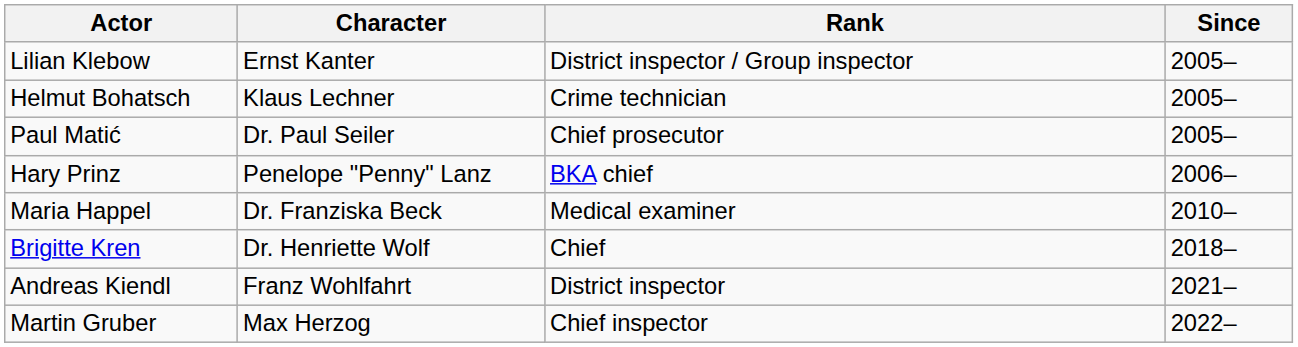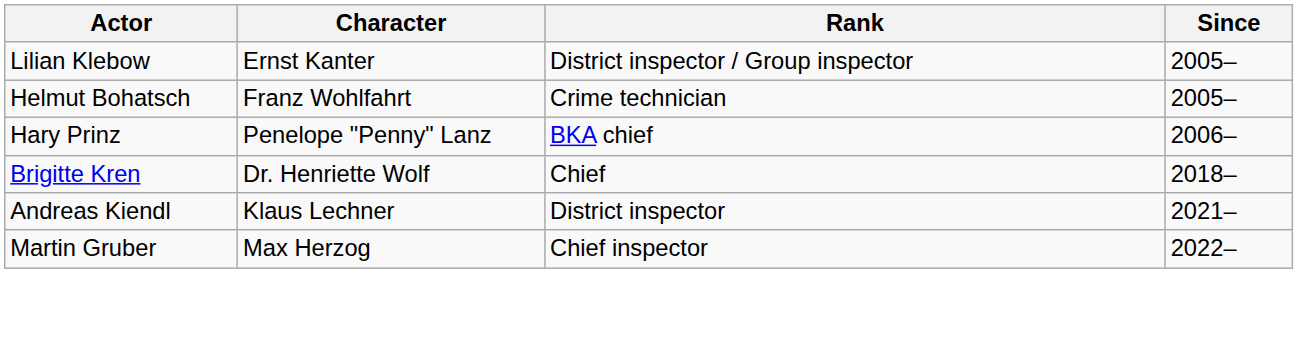(319, 98) Klaus Lechner -> (327, 98) Franz Wohlfahrt
- row: (65, 135)
- row: (81, 211)
(327, 286) Franz Wohlfahrt -> (319, 211) Klaus Lechner
